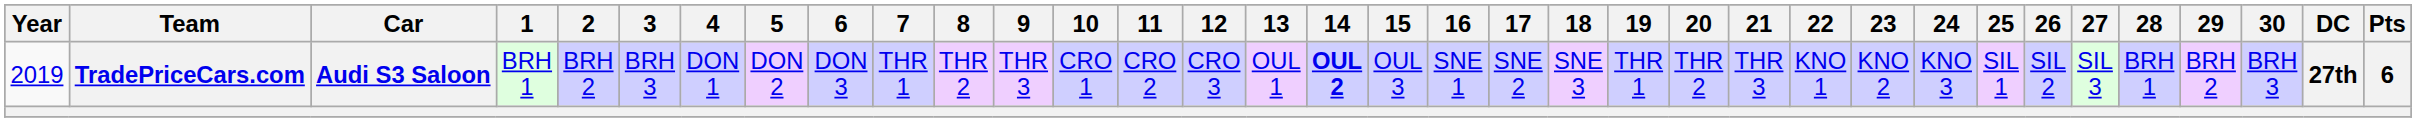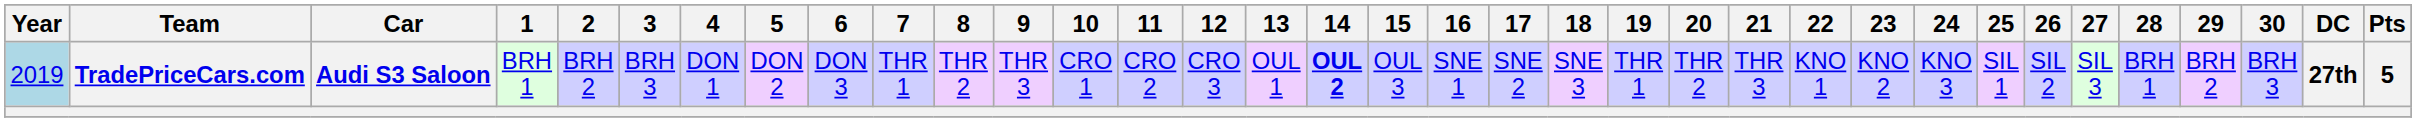(37, 74) no background -> (37, 74) lightblue background
(2387, 74) 6 -> (2387, 74) 5
